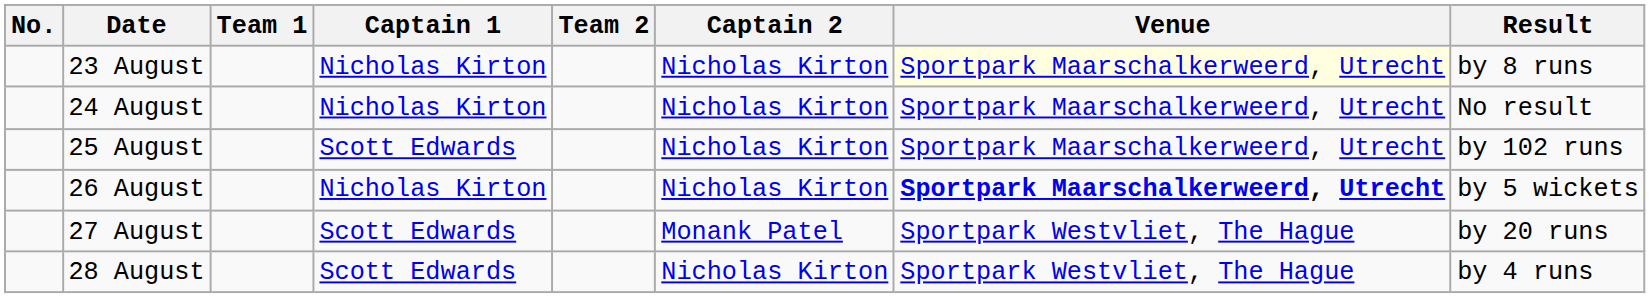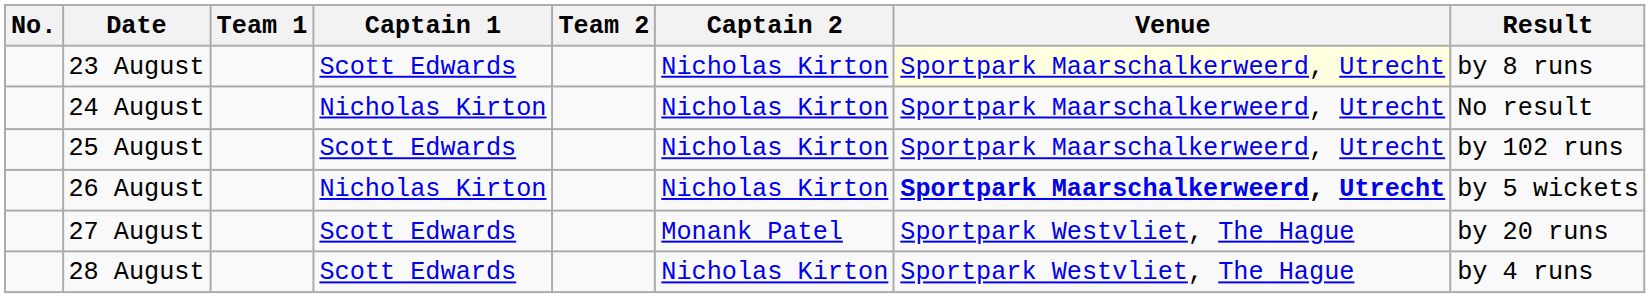(433, 67) Nicholas Kirton -> (418, 67) Scott Edwards
